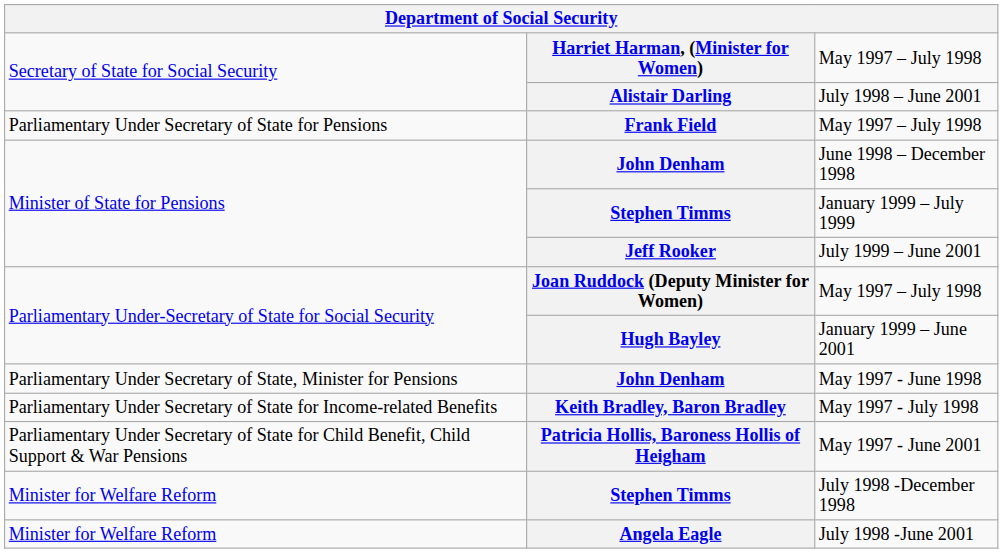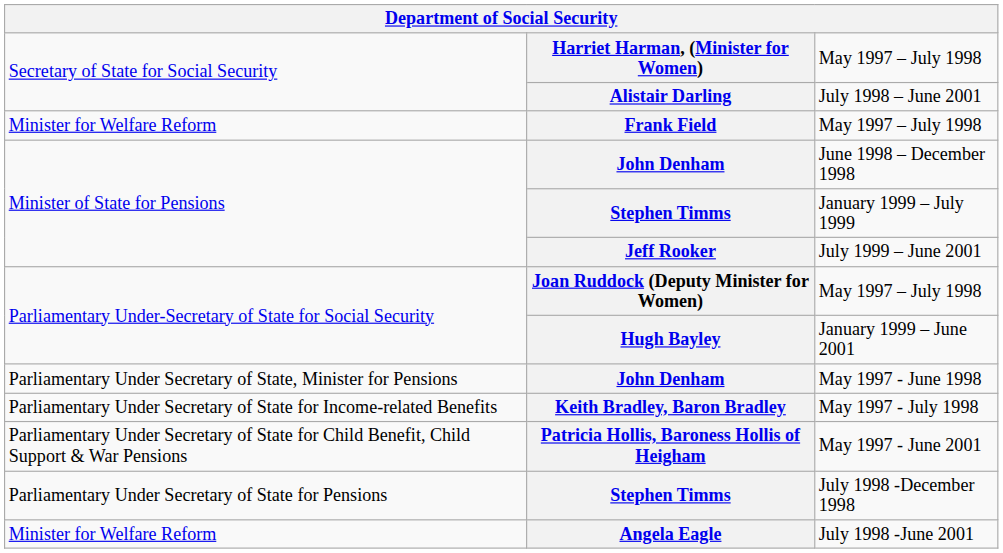(198, 125) Parliamentary Under Secretary of State for Pensions -> (113, 125) Minister for Welfare Reform
(113, 495) Minister for Welfare Reform -> (198, 495) Parliamentary Under Secretary of State for Pensions
